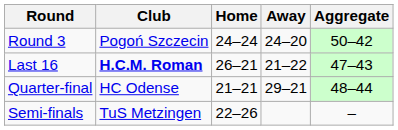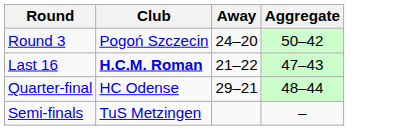- column: (237, 16)
